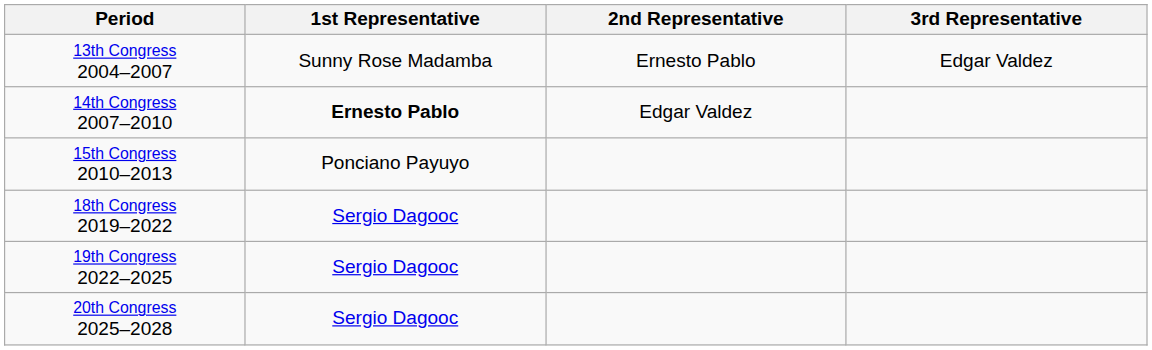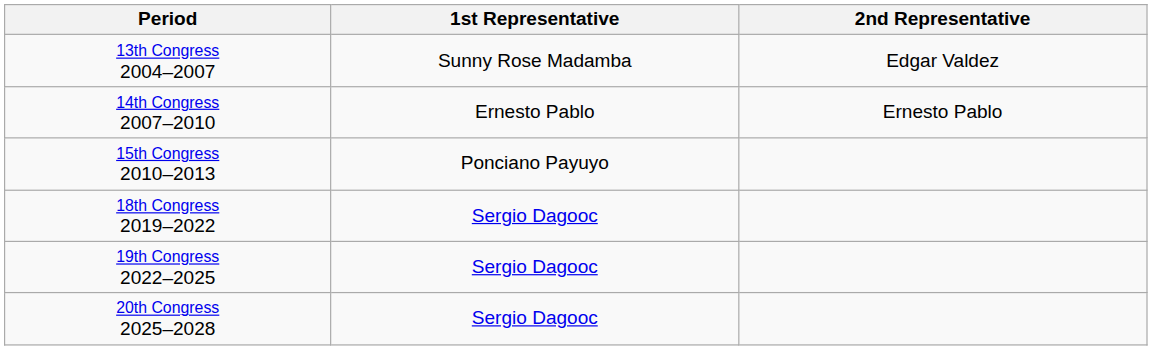- column: (996, 19)
(696, 60) Ernesto Pablo -> (943, 60) Edgar Valdez
(395, 112) bold -> (535, 112) normal
(696, 112) Edgar Valdez -> (943, 112) Ernesto Pablo
